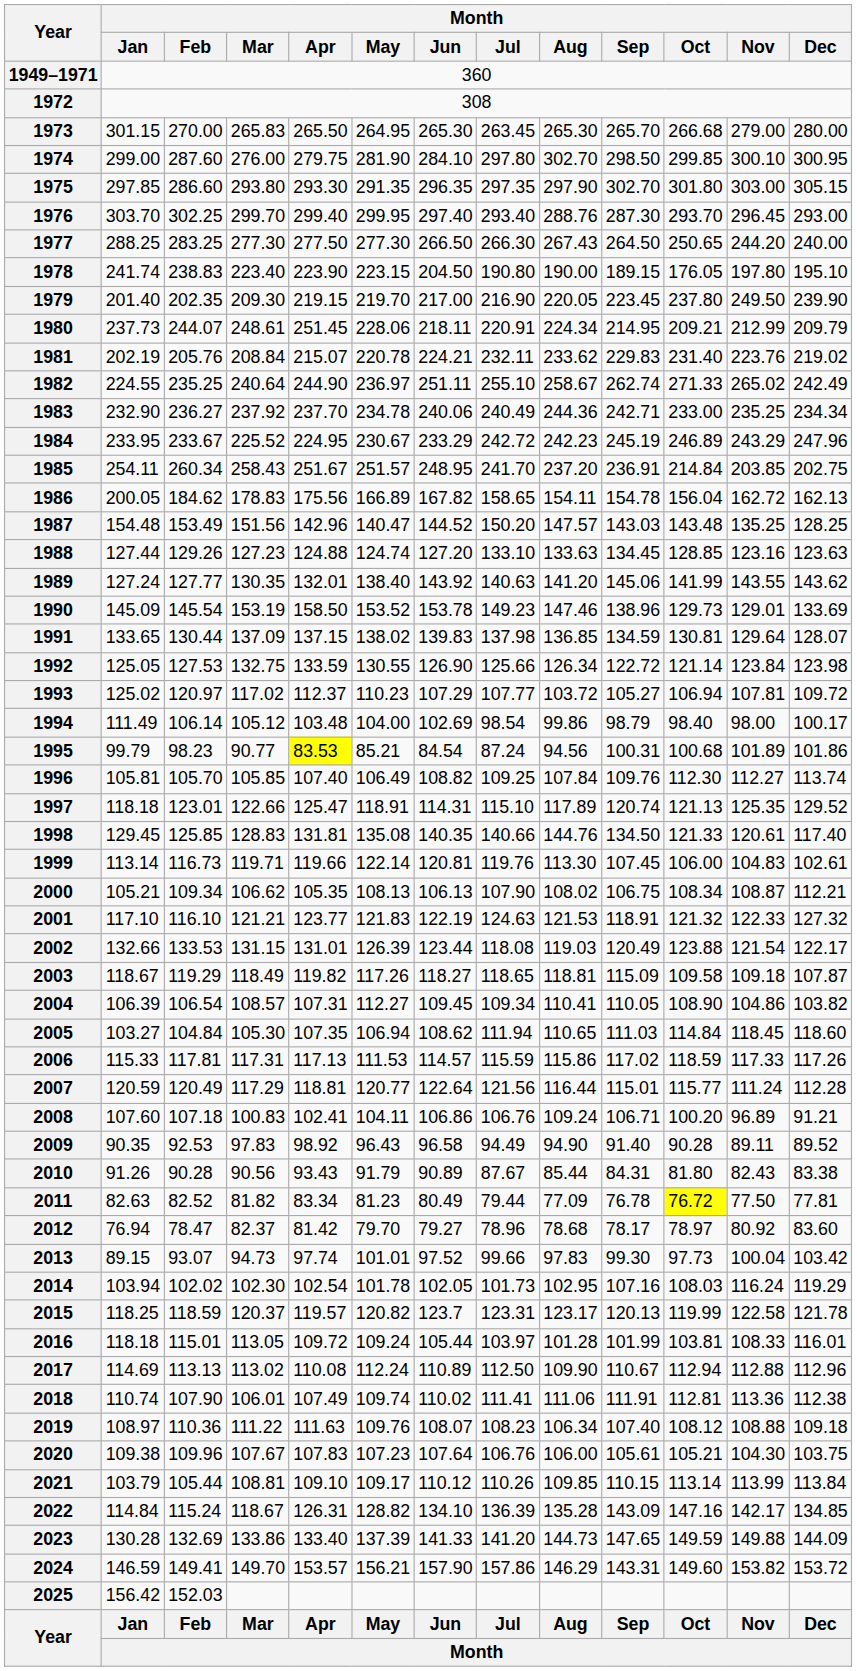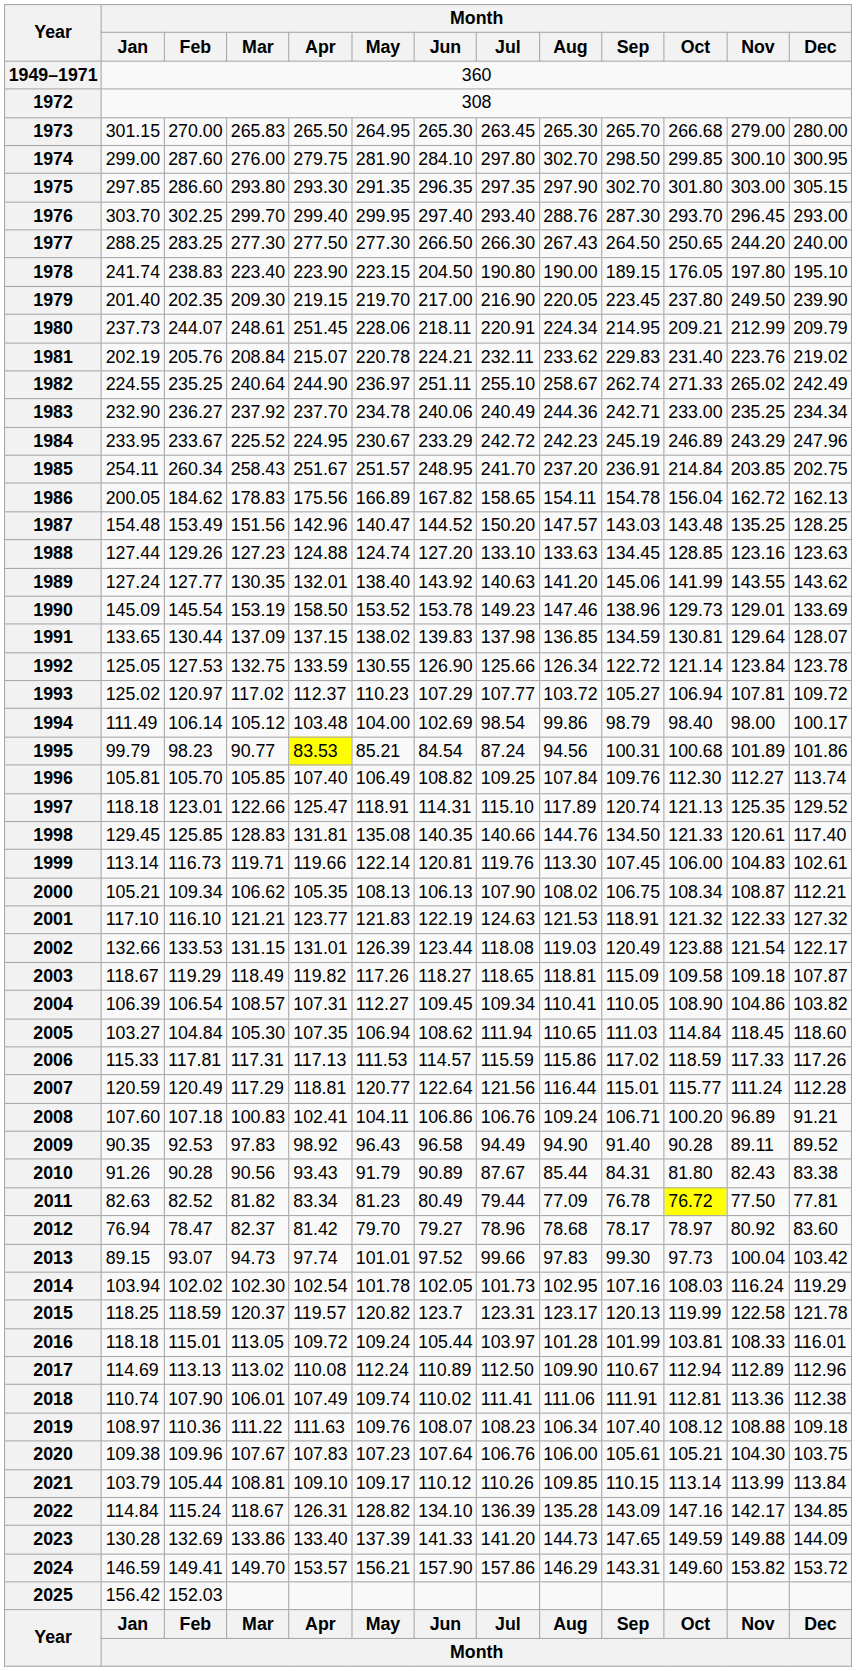(820, 666) 123.98 -> (820, 666) 123.78
(757, 1370) 112.88 -> (757, 1370) 112.89
